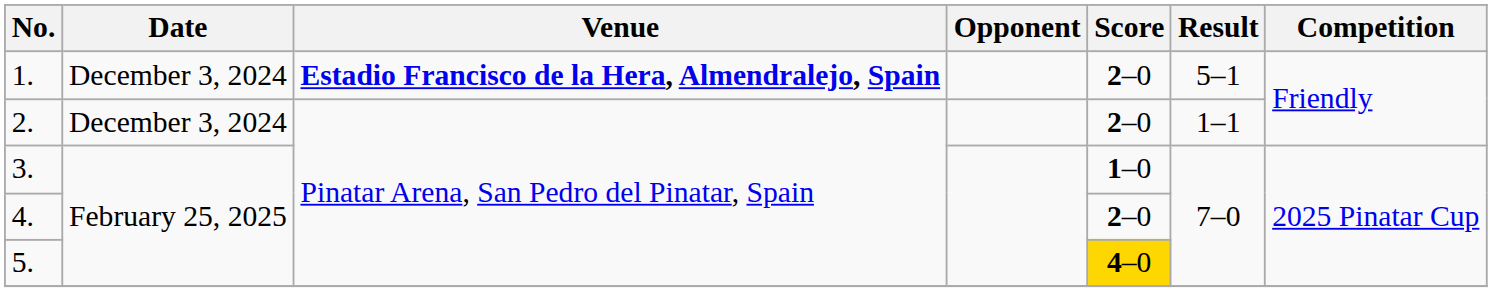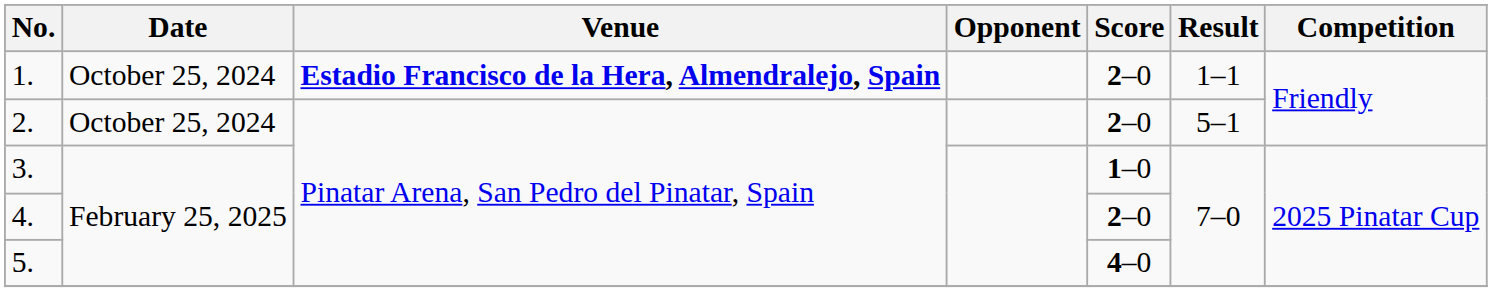(178, 74) December 3, 2024 -> (172, 74) October 25, 2024
(1218, 74) 5–1 -> (1218, 74) 1–1
(178, 121) December 3, 2024 -> (172, 121) October 25, 2024
(1218, 121) 1–1 -> (1218, 121) 5–1
(1129, 262) gold background -> (1129, 262) no background
